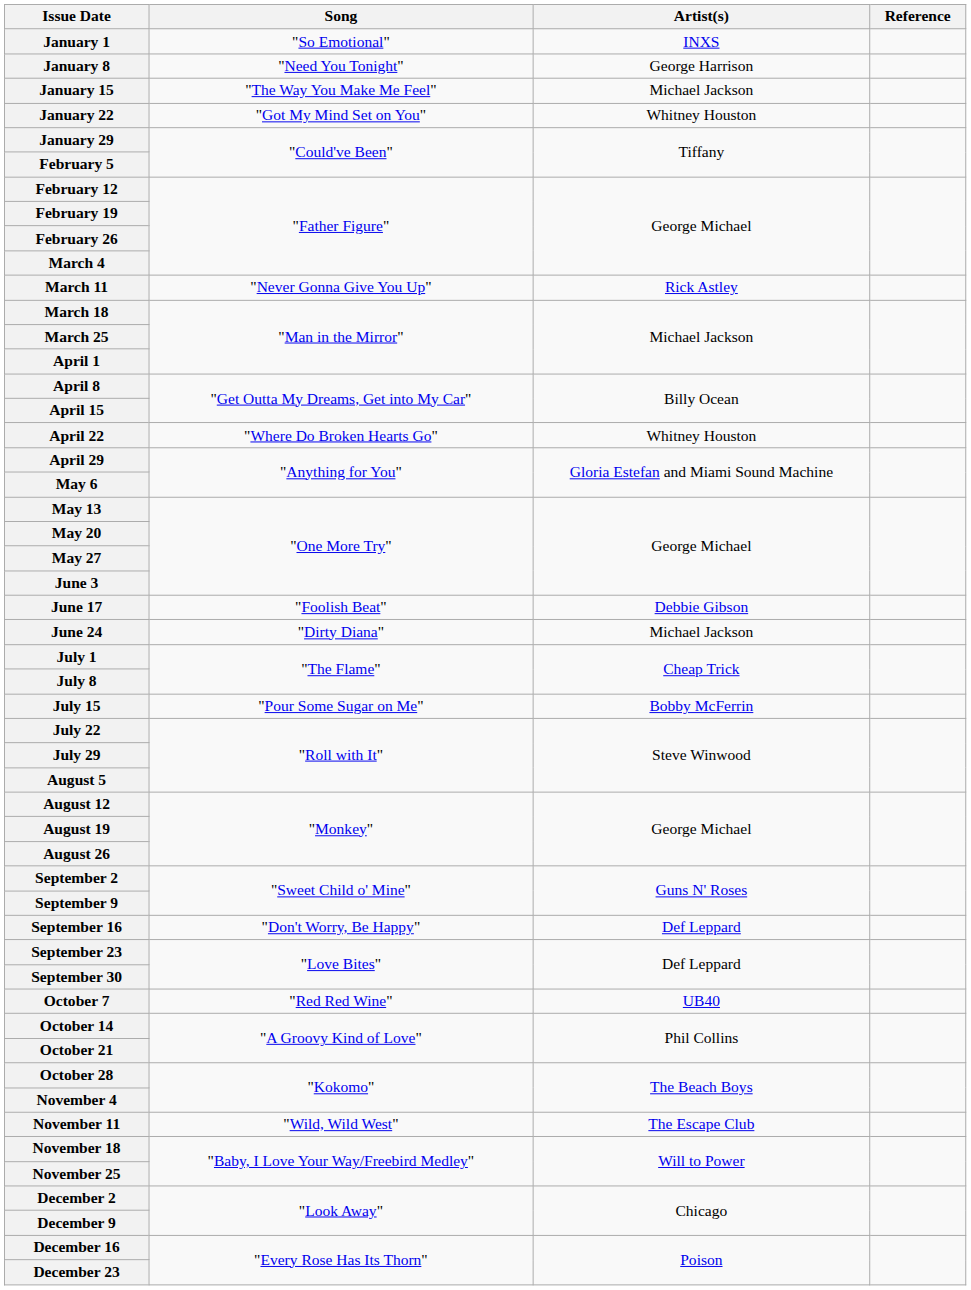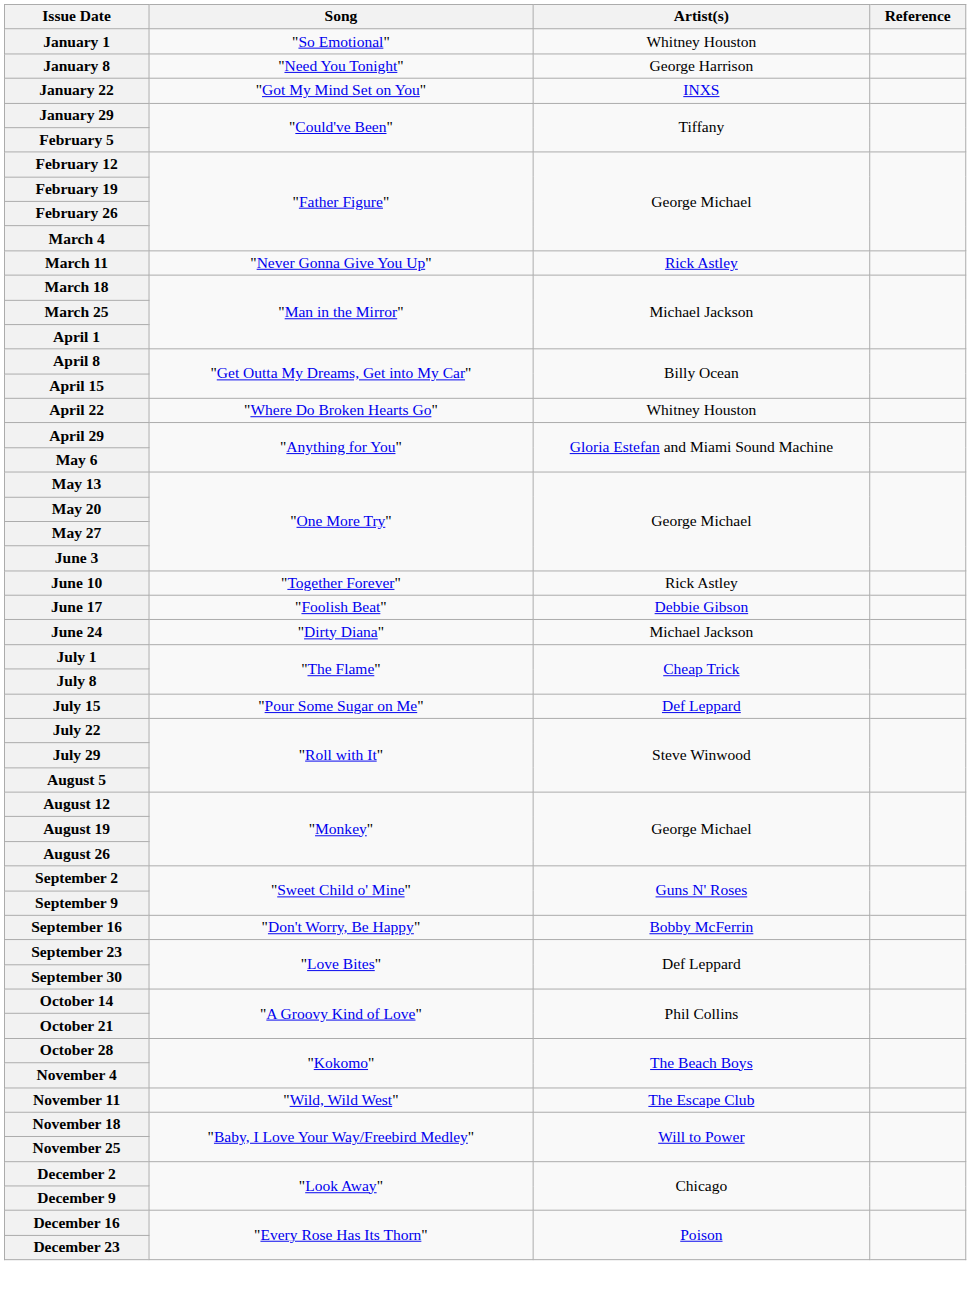(701, 41) INXS -> (701, 41) Whitney Houston
- row: (77, 90)
(701, 115) Whitney Houston -> (701, 90) INXS
+ row: (77, 582)
(701, 705) Bobby McFerrin -> (701, 705) Def Leppard
(701, 927) Def Leppard -> (701, 927) Bobby McFerrin
- row: (77, 1001)
